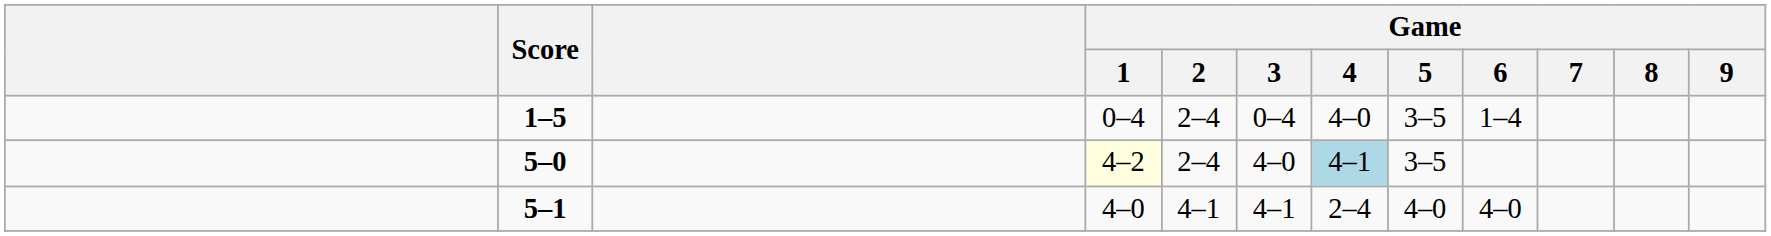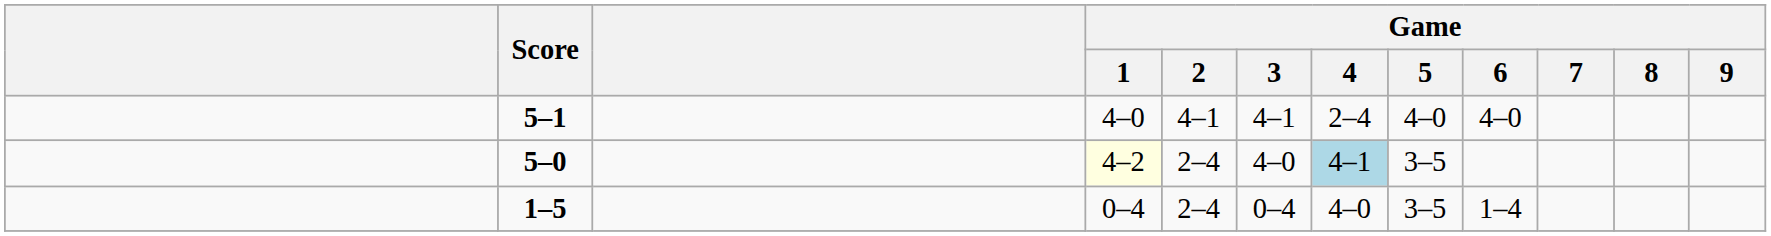rows swapped: (545, 207) <-> (545, 117)
